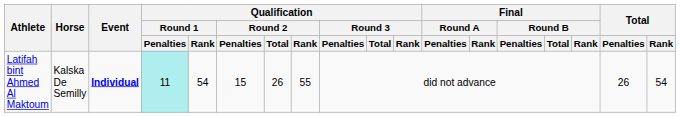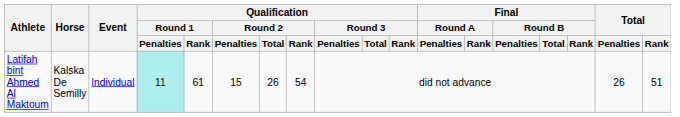(115, 82) bold -> (113, 82) normal
(203, 82) 54 -> (198, 82) 61
(305, 82) 55 -> (301, 82) 54
(661, 82) 54 -> (657, 82) 51
